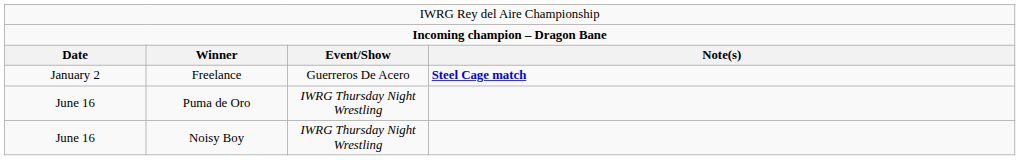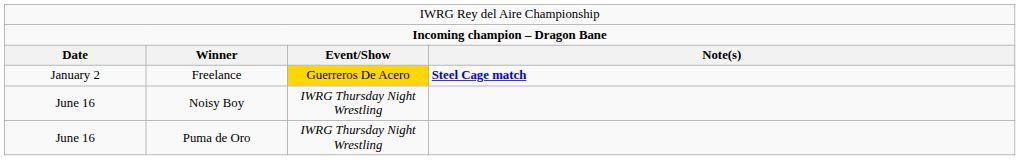(358, 75) no background -> (358, 75) gold background
rows swapped: (217, 103) <-> (217, 137)
